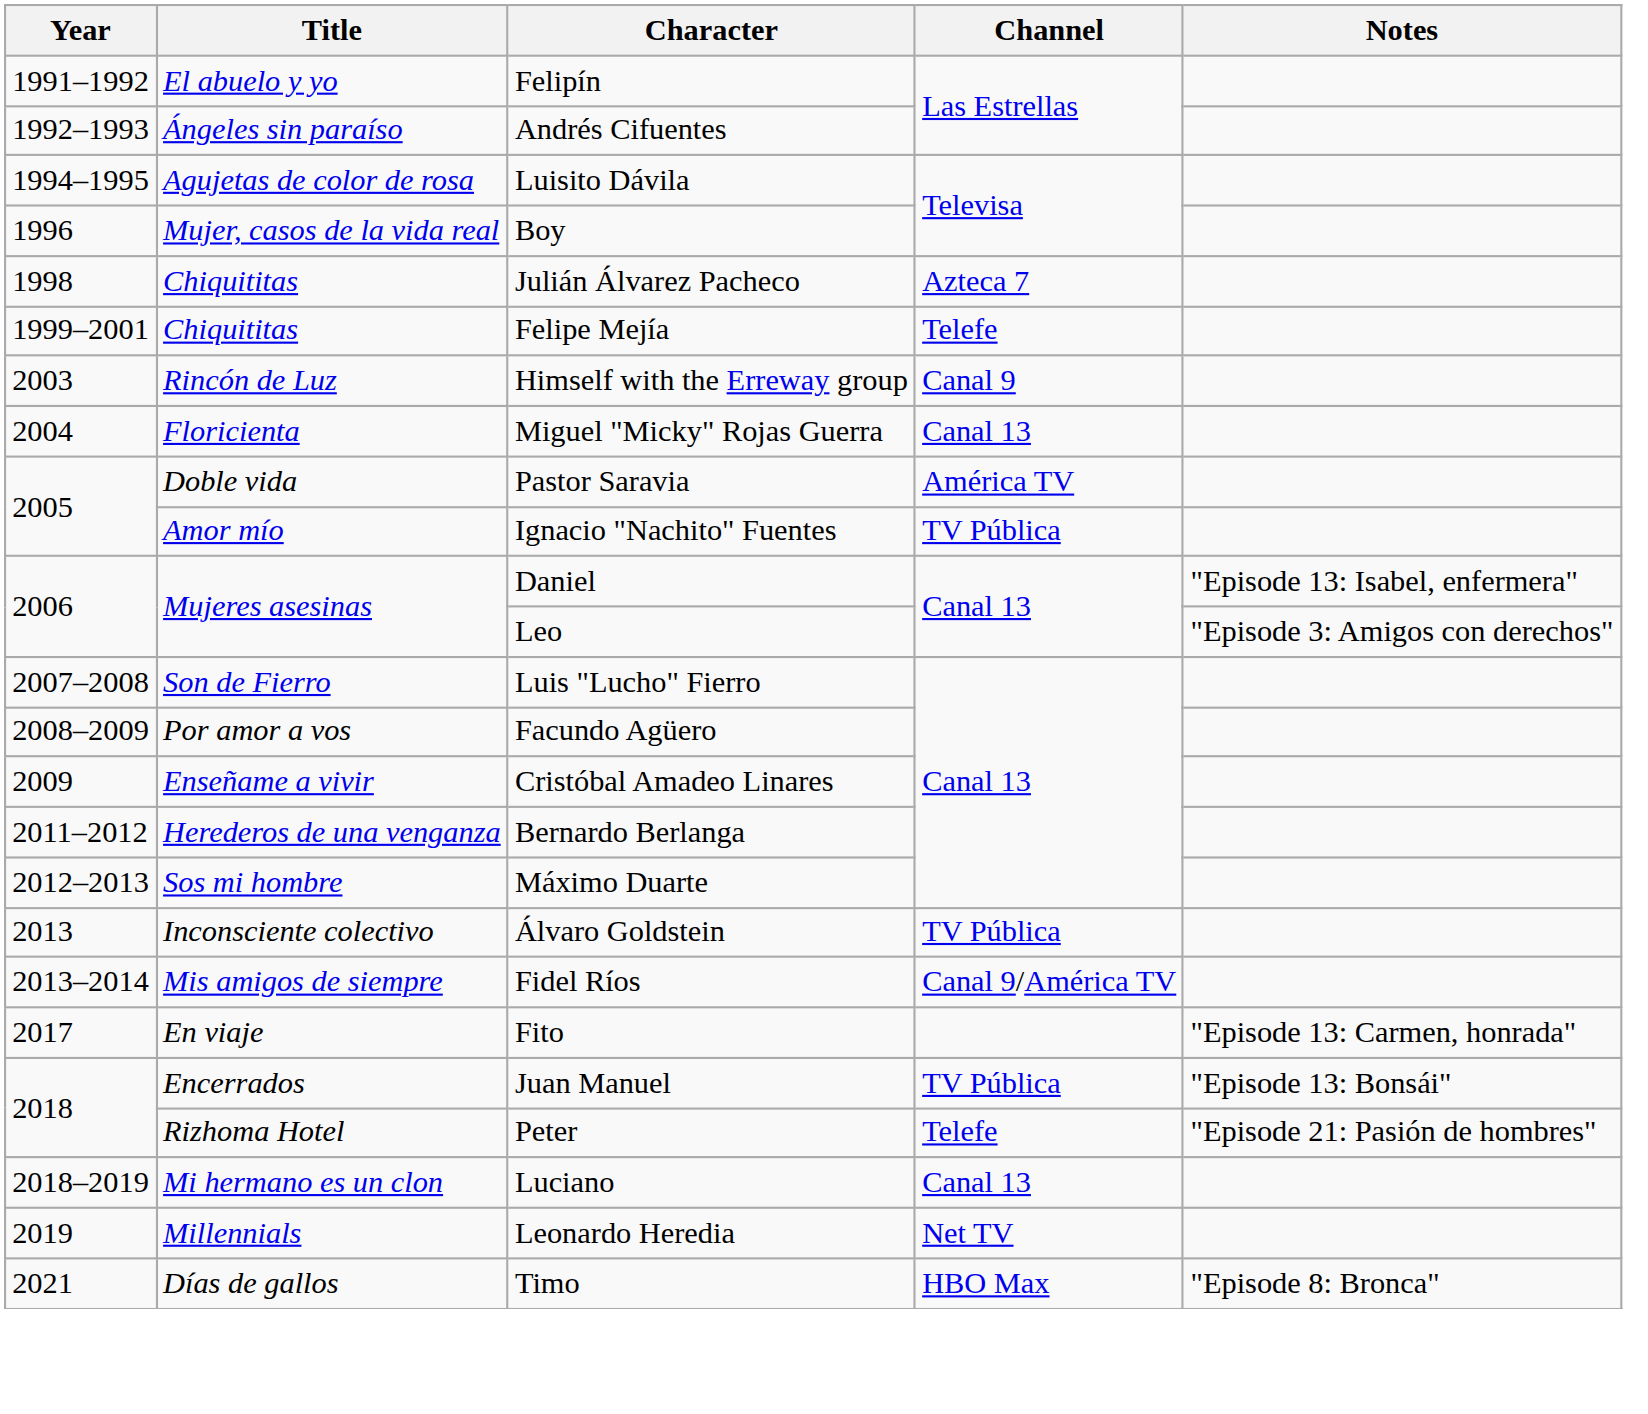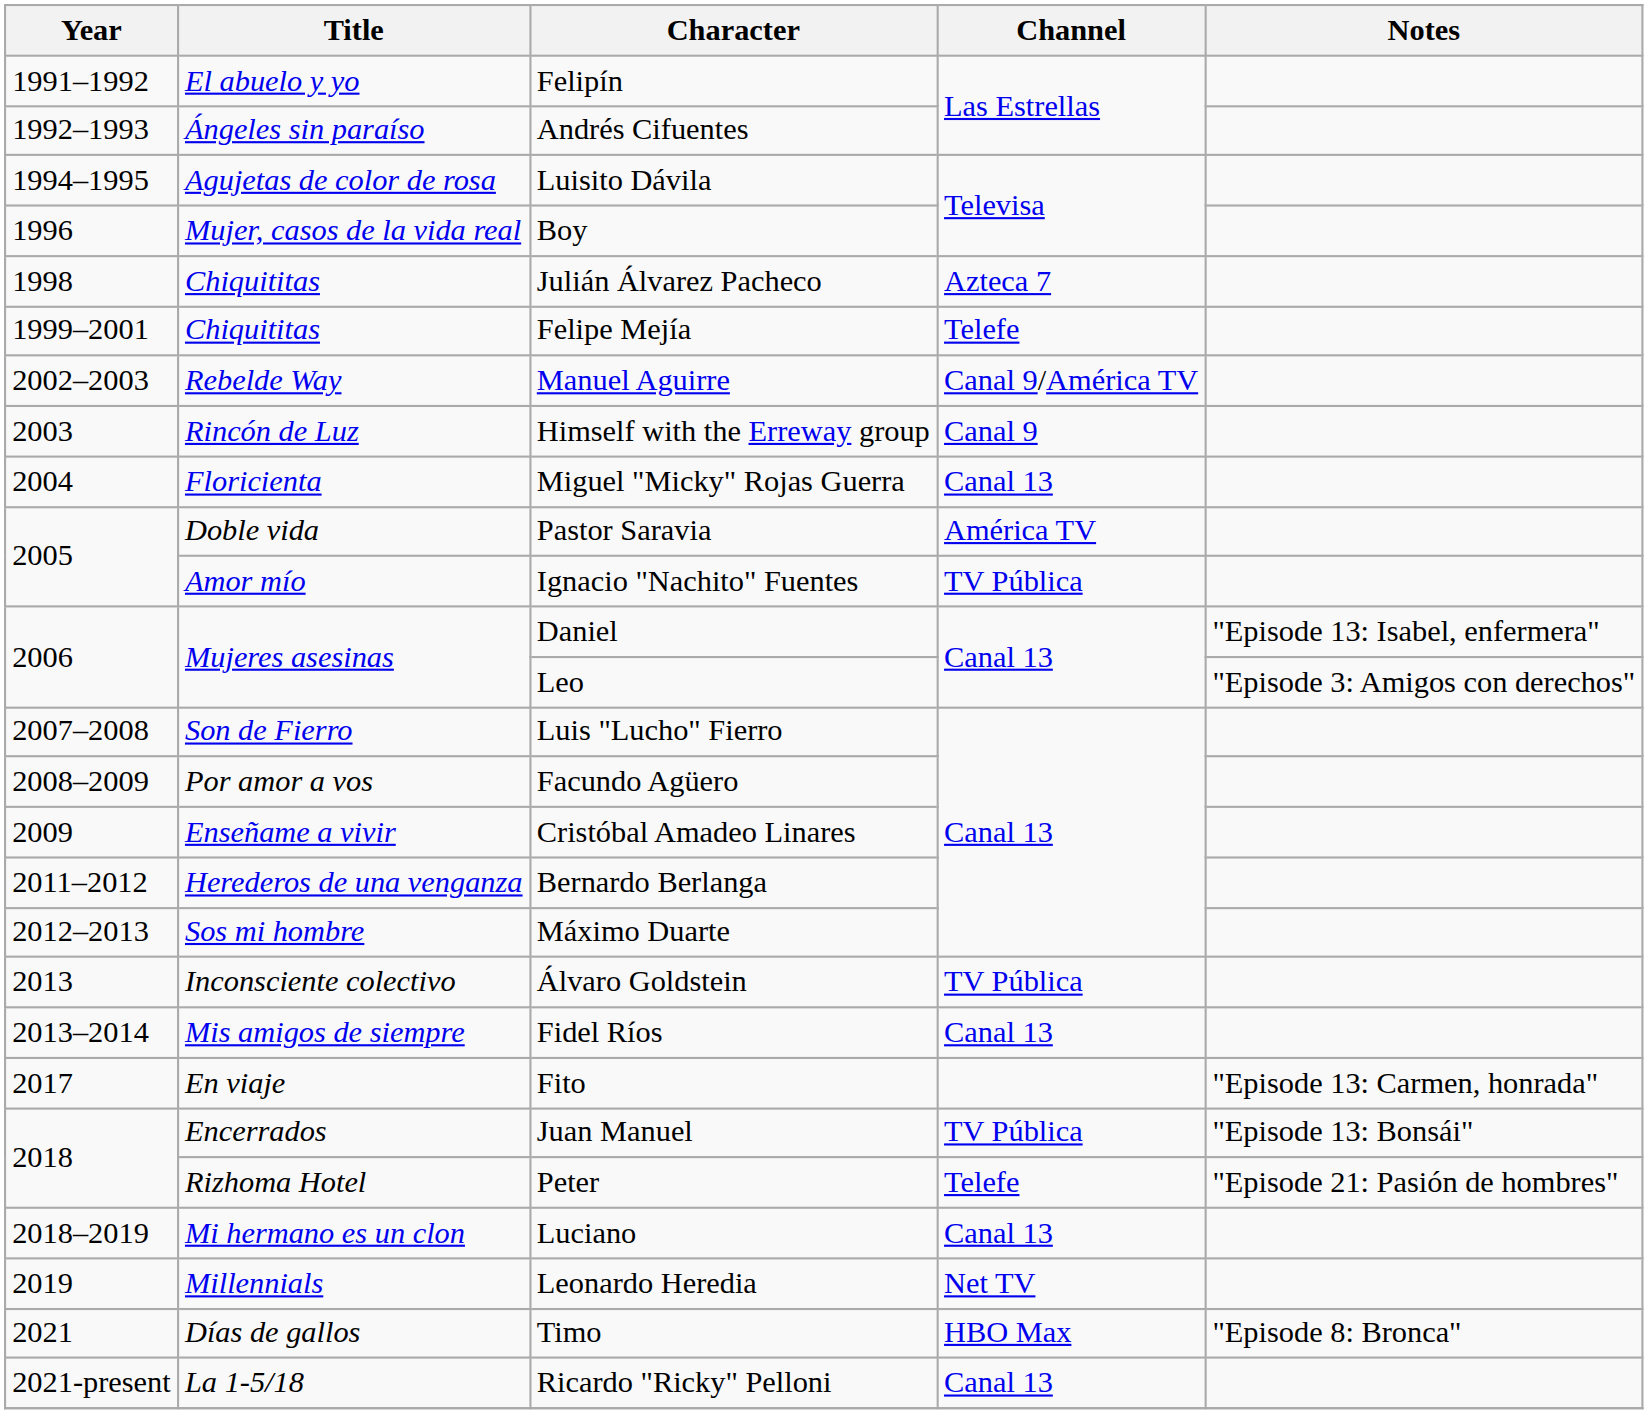+ row: (633, 380)
(1049, 982) Canal 9/América TV -> (998, 1032) Canal 13
+ row: (684, 1382)
